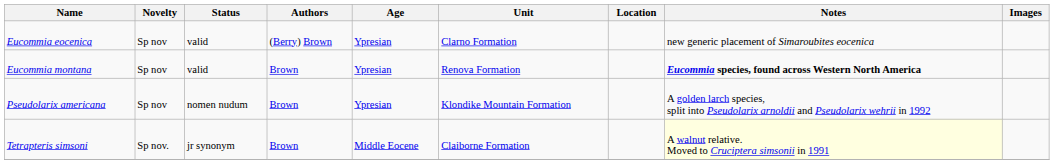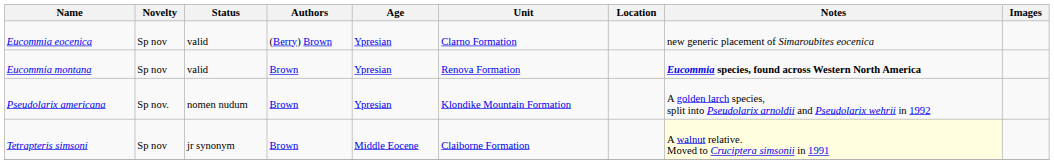(152, 104) Sp nov -> (153, 104) Sp nov.
(153, 145) Sp nov. -> (152, 145) Sp nov
